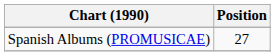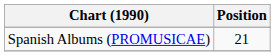(242, 39) 27 -> (242, 39) 21
